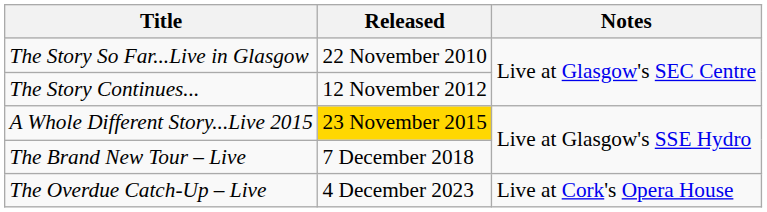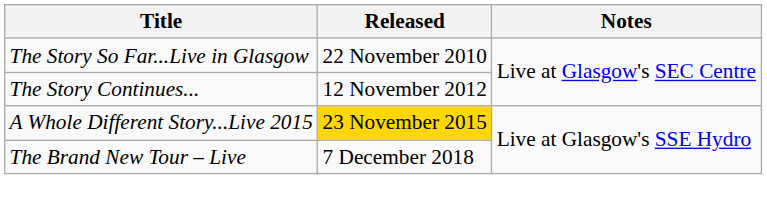- row: (138, 190)
